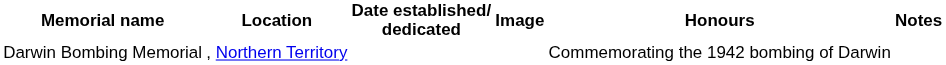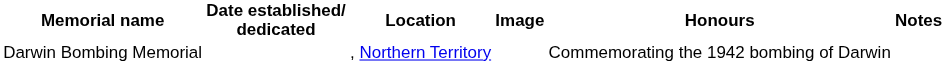columns swapped: (277, 20) <-> (421, 20)
